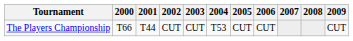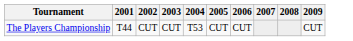- column: (124, 12)
